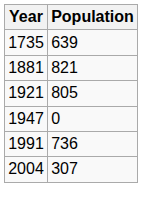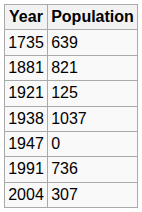(65, 93) 805 -> (65, 93) 125
+ row: (26, 118)
